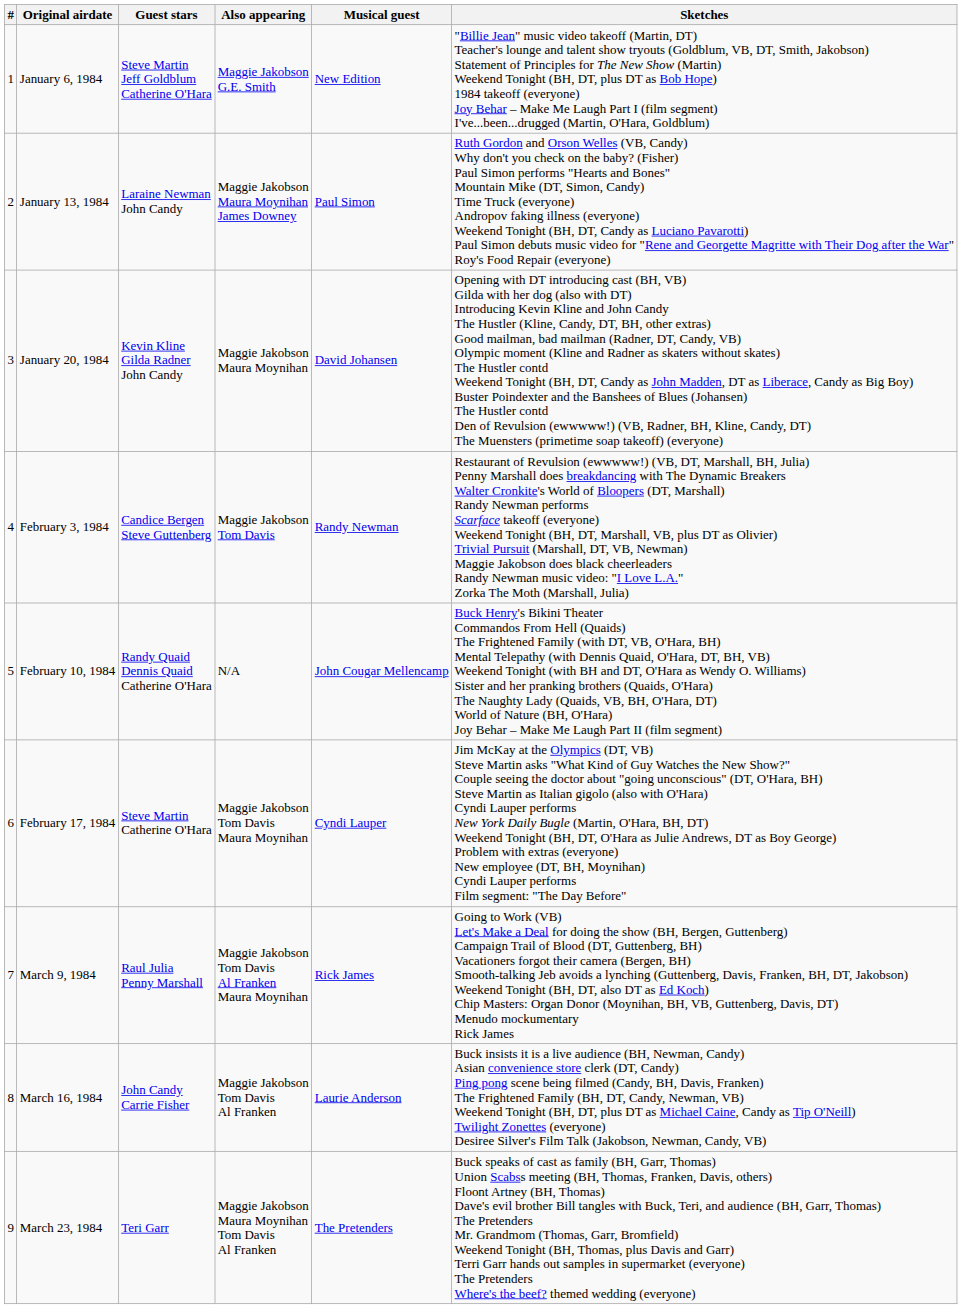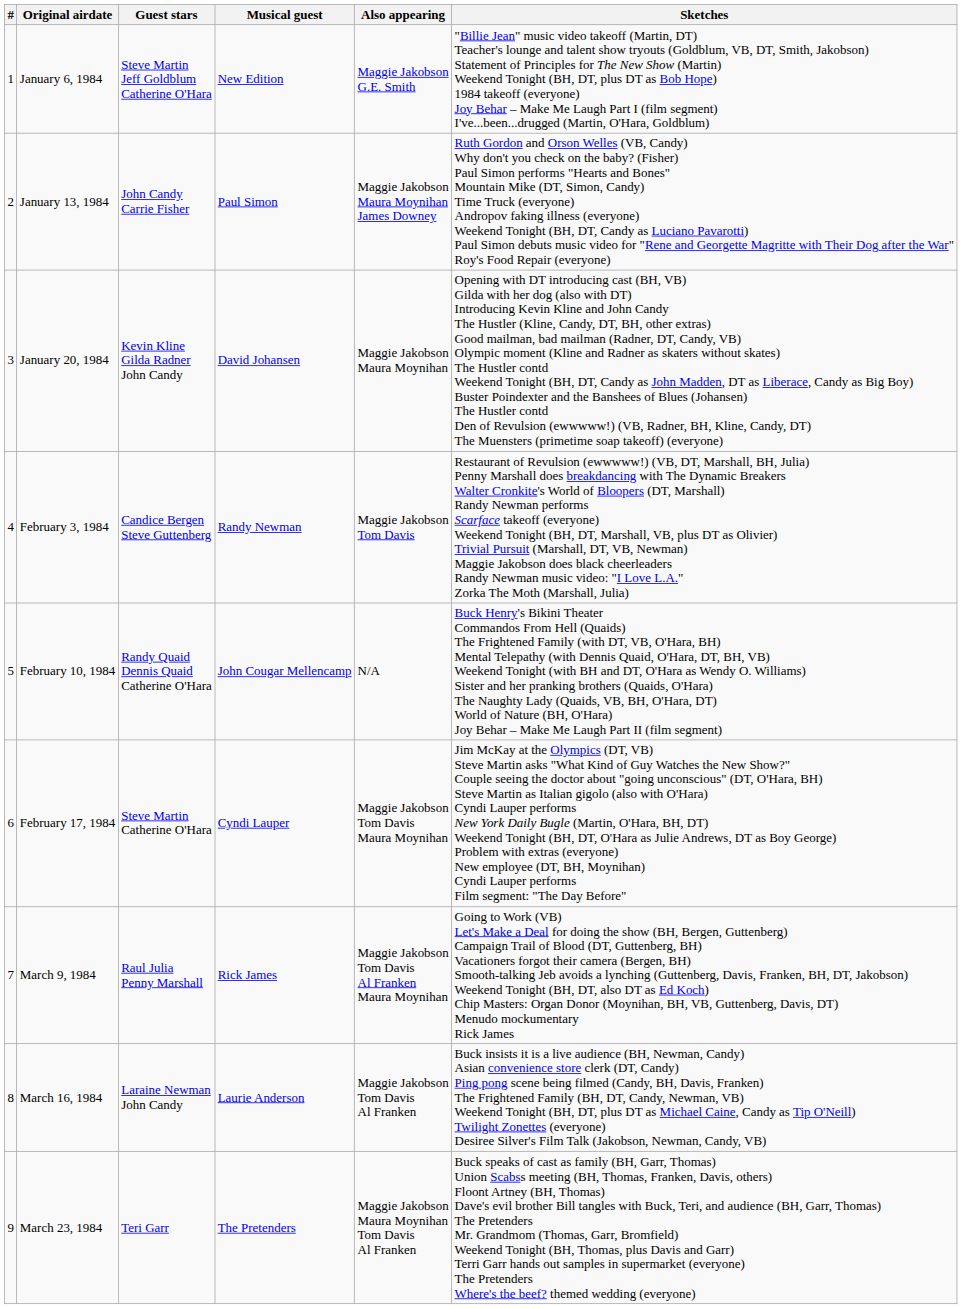columns swapped: (382, 14) <-> (263, 14)
(166, 201) Laraine Newman John Candy -> (155, 201) John Candy Carrie Fisher
(155, 1097) John Candy Carrie Fisher -> (166, 1097) Laraine Newman John Candy
